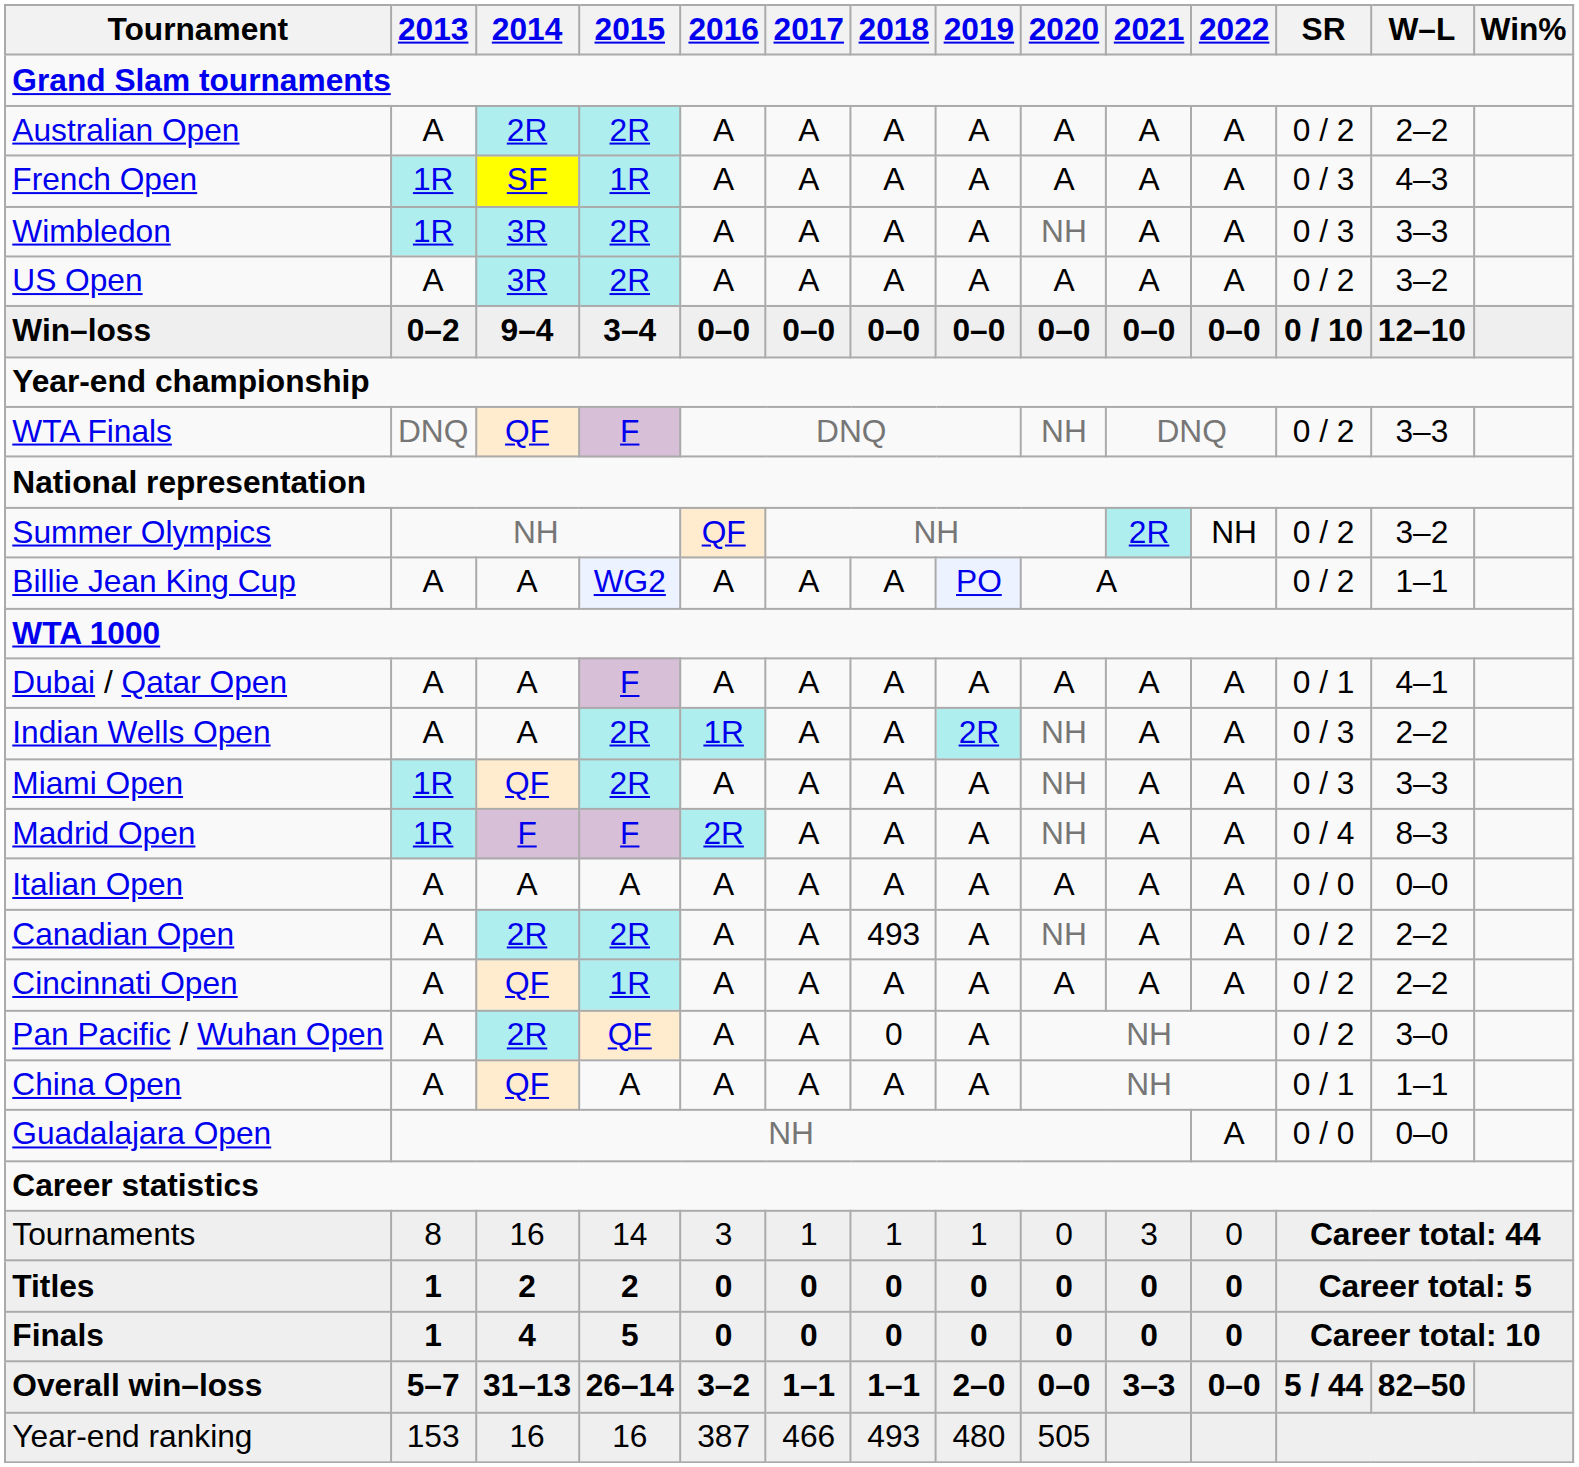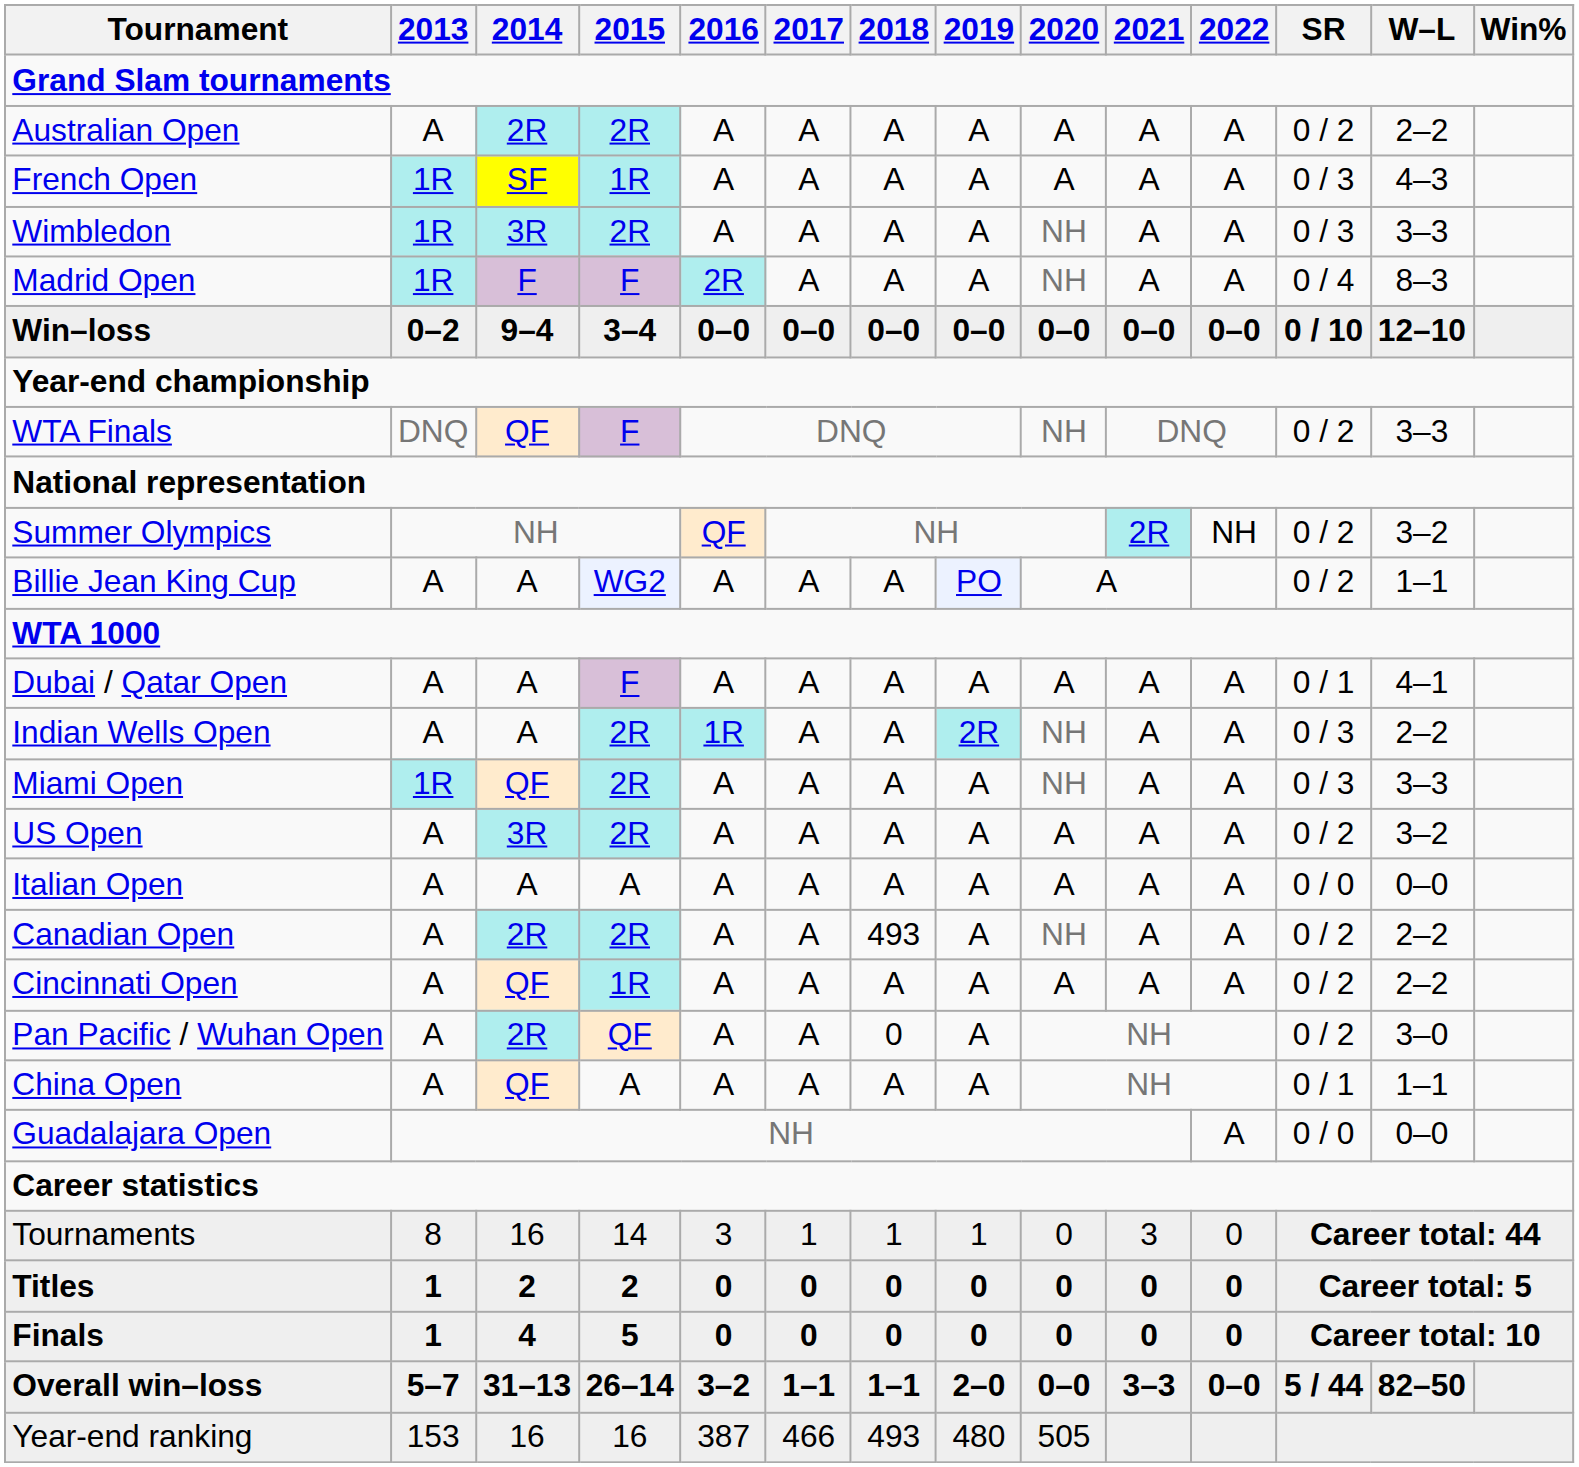rows swapped: (77, 280) <-> (104, 833)
